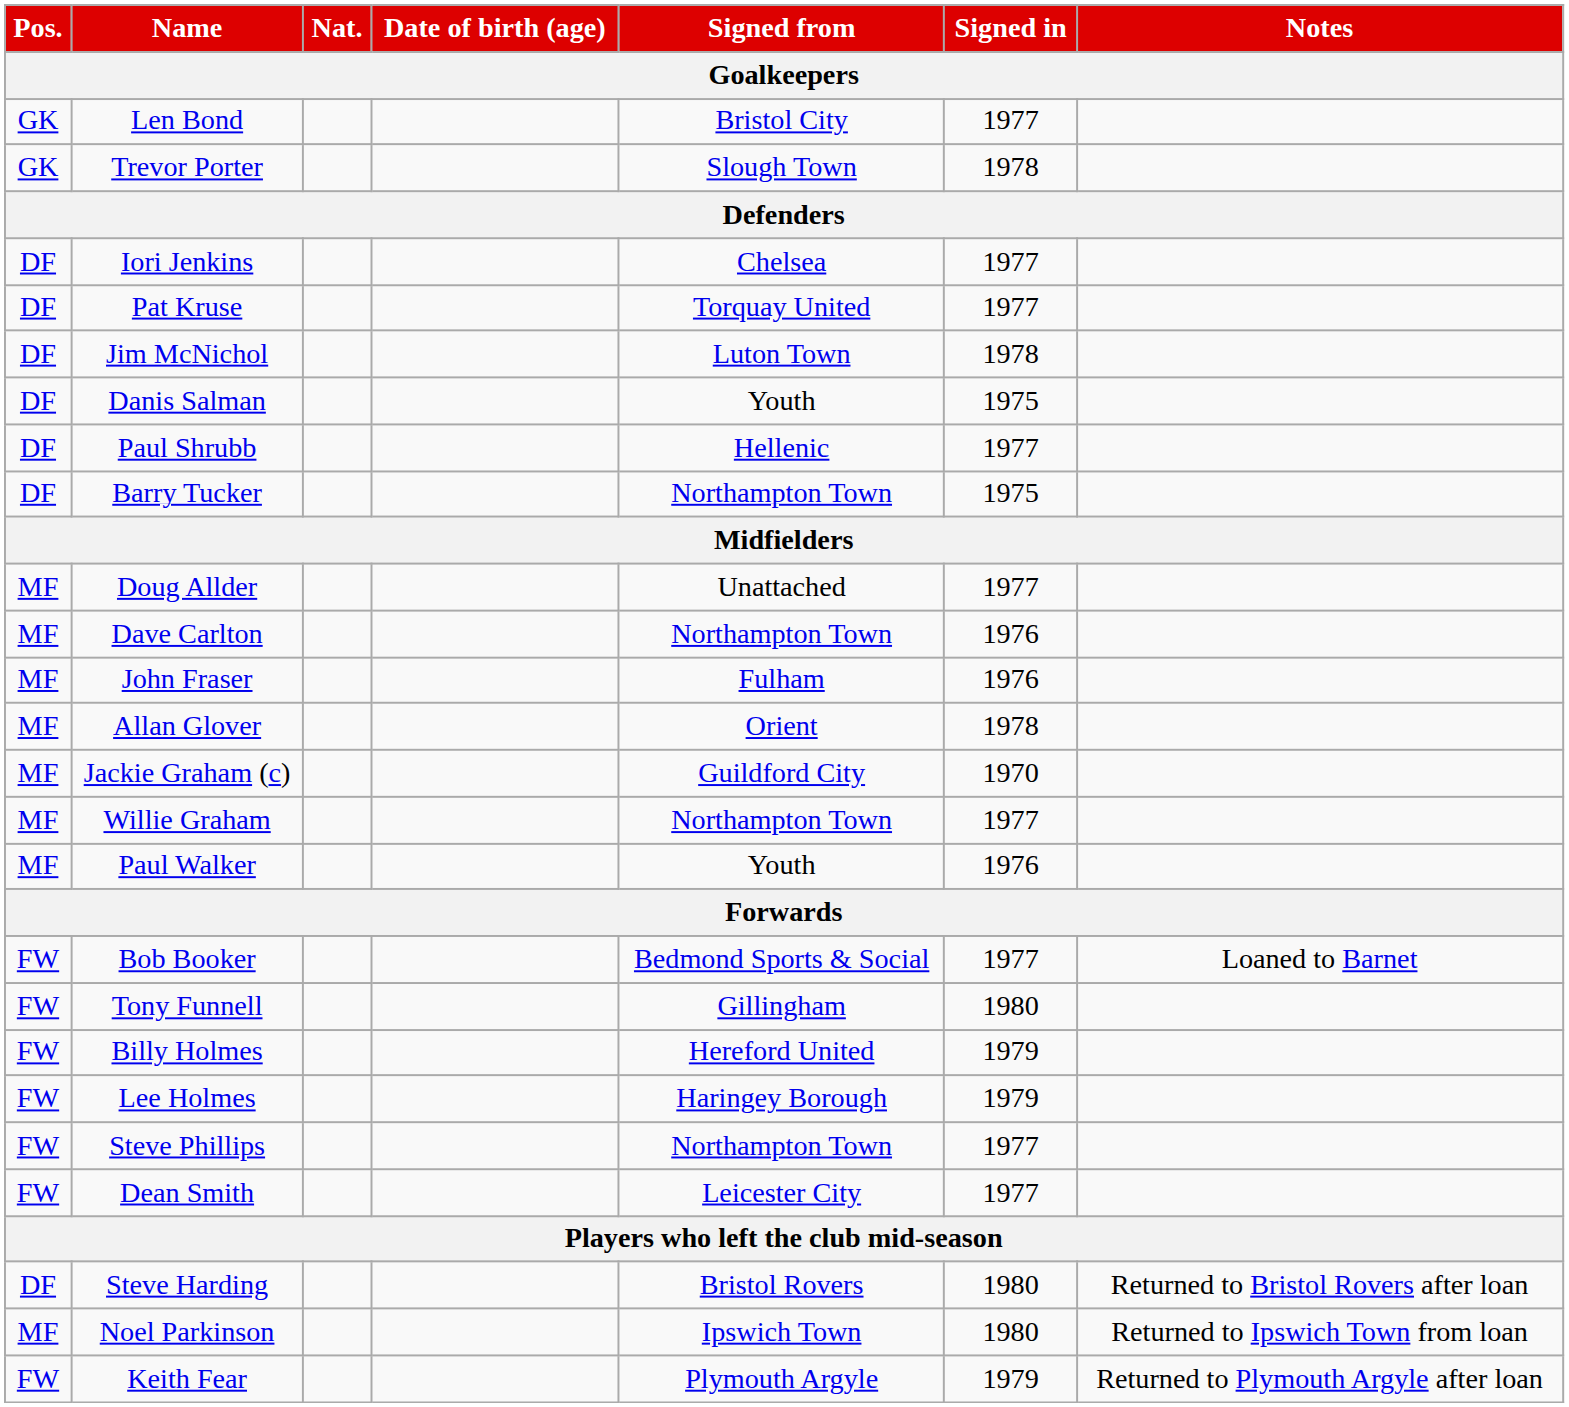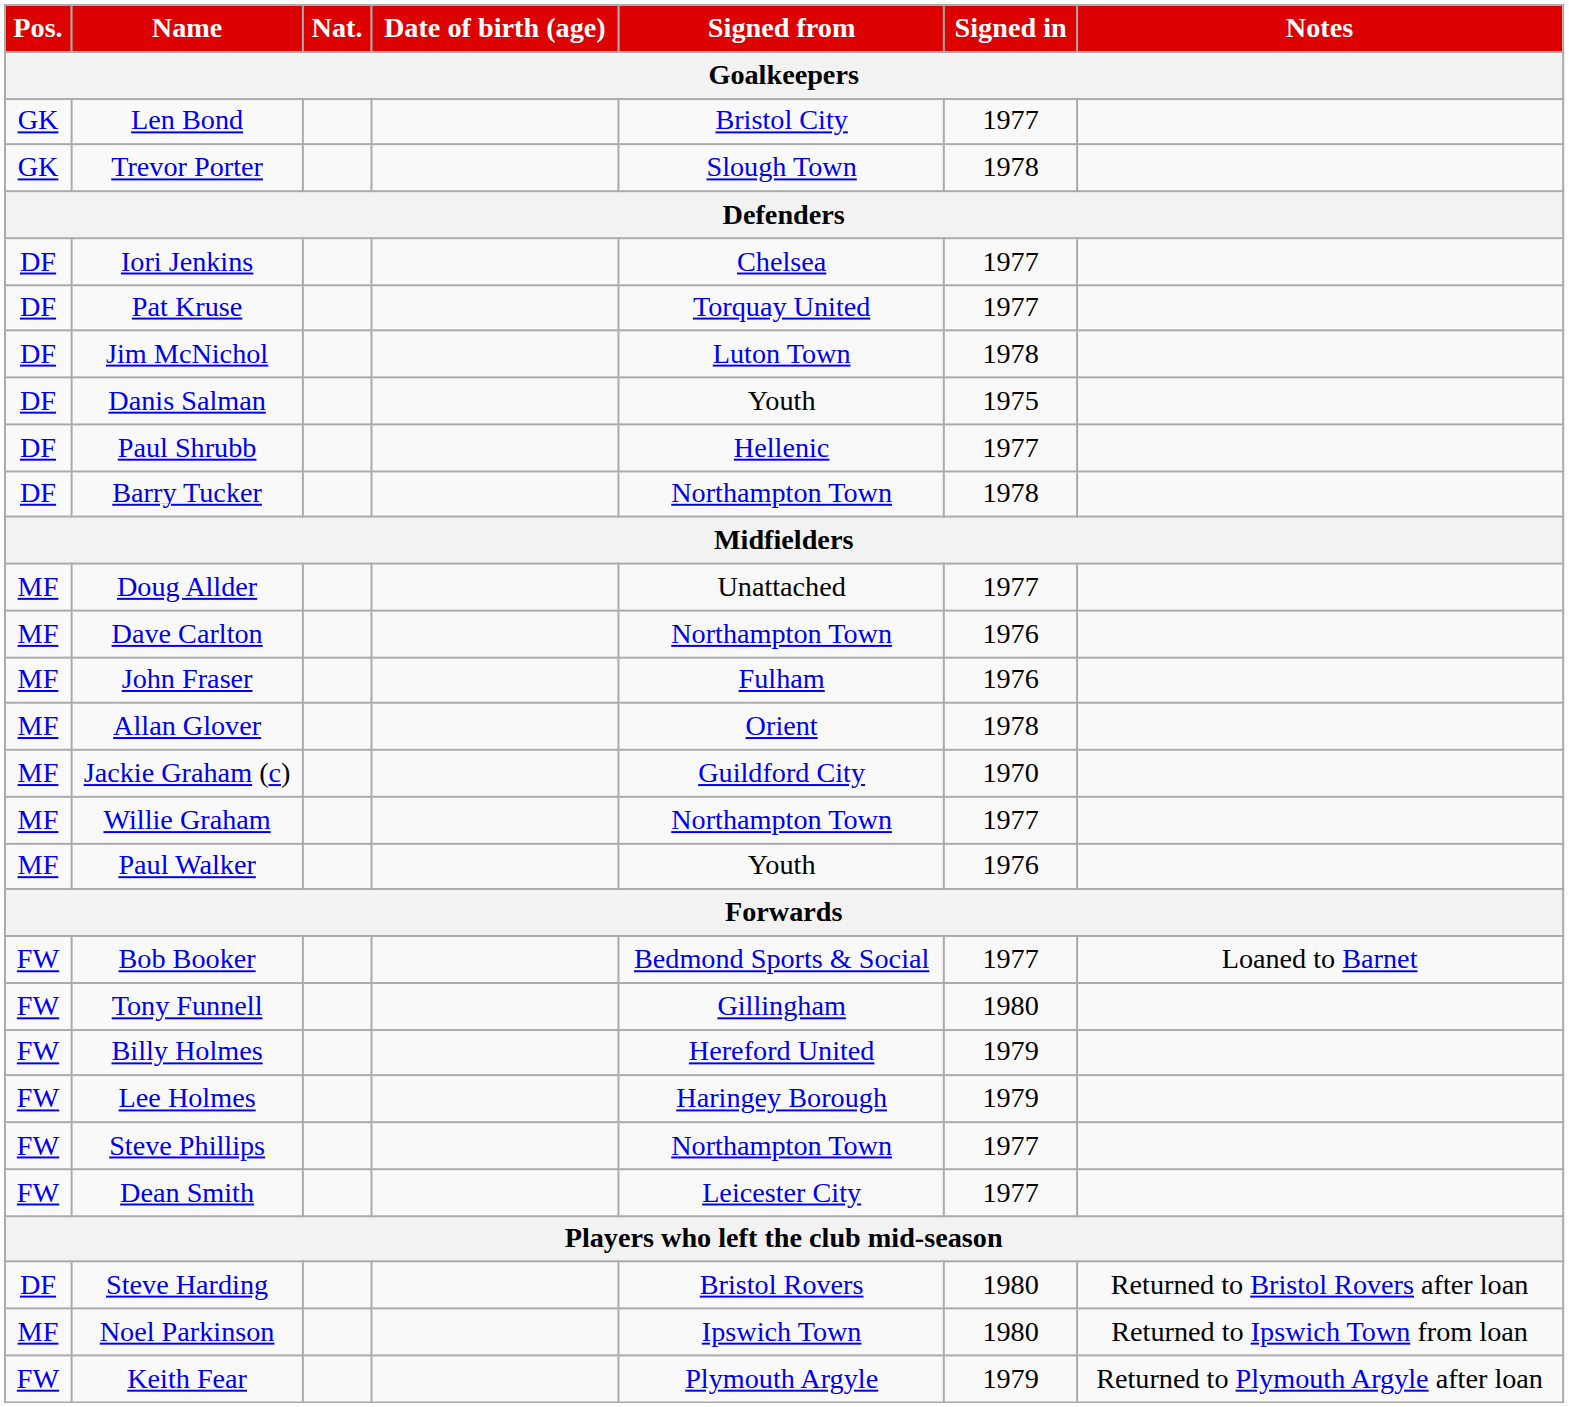(1011, 493) 1975 -> (1011, 493) 1978
